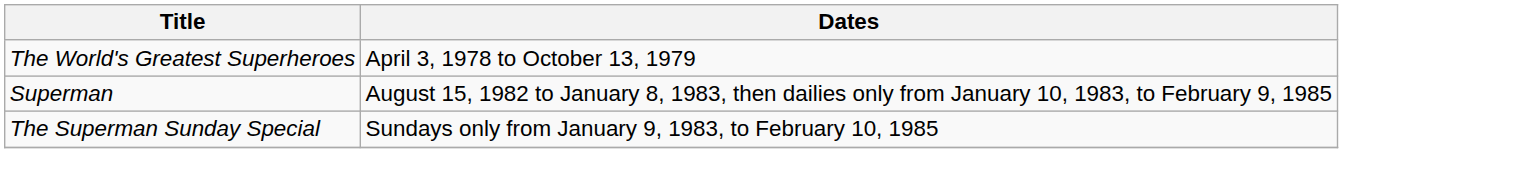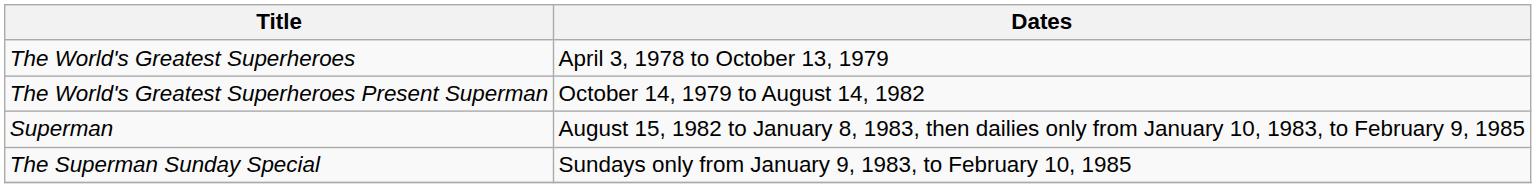+ row: (279, 93)
